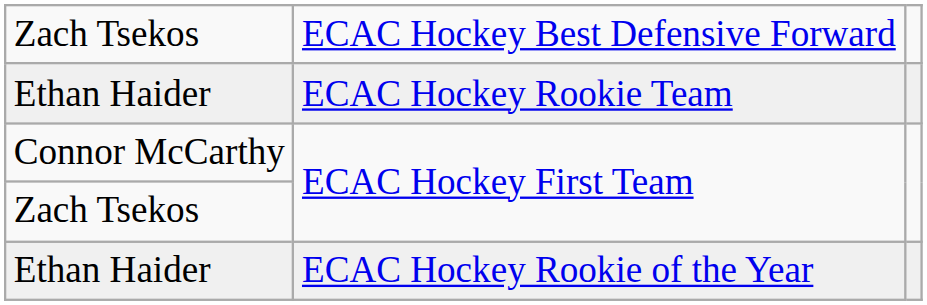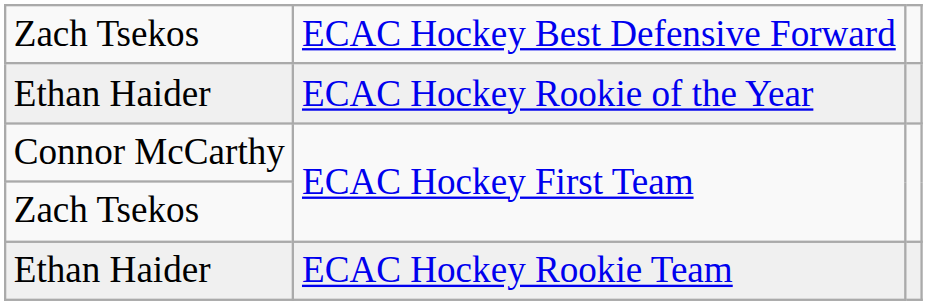rows swapped: (112, 269) <-> (112, 92)
